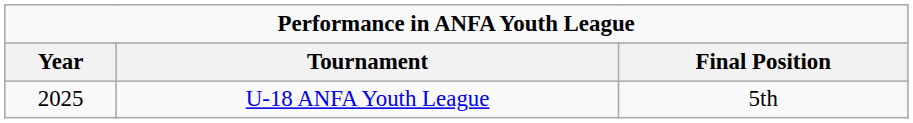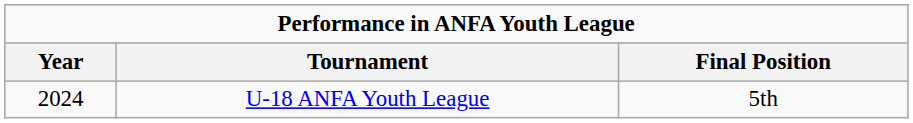(61, 99) 2025 -> (61, 99) 2024
